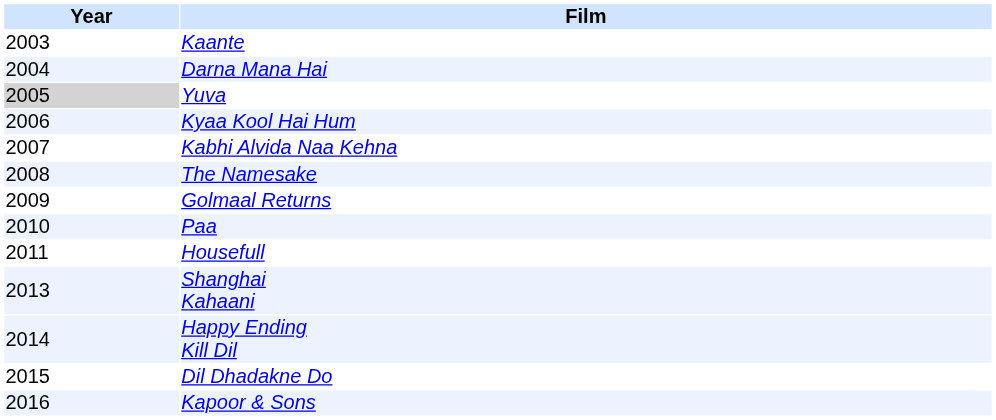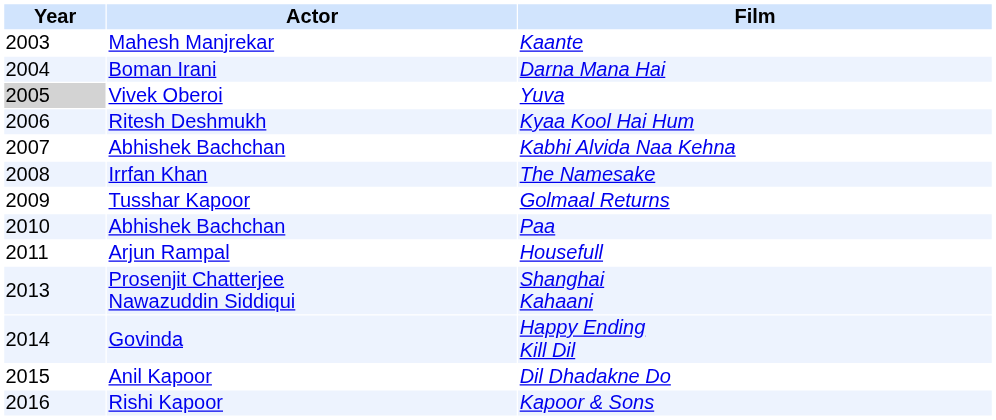+ column: (312, 16)
